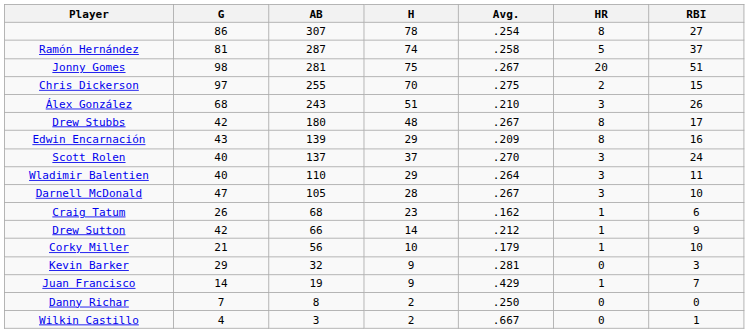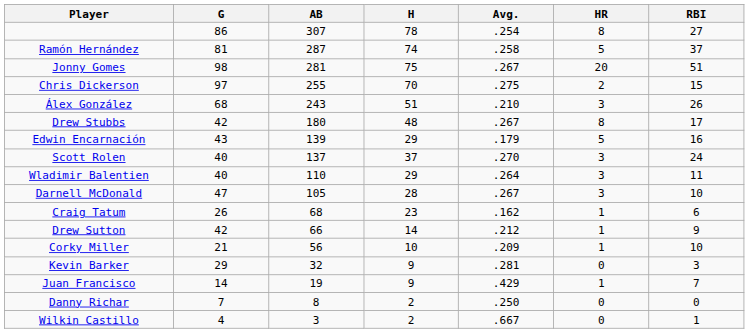(506, 139) .209 -> (506, 139) .179
(601, 139) 8 -> (601, 139) 5
(506, 248) .179 -> (506, 248) .209
